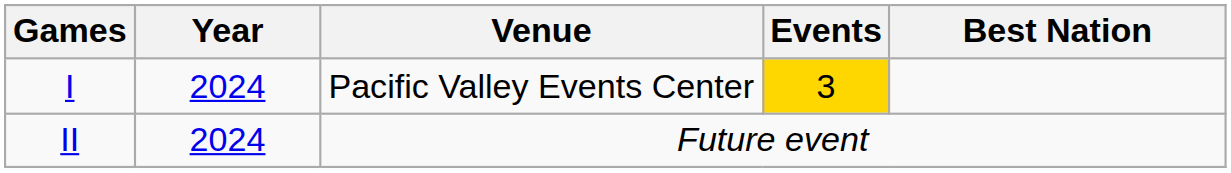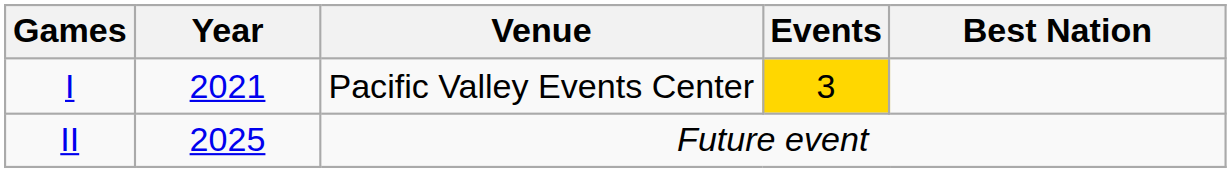(228, 85) 2024 -> (228, 85) 2021
(228, 139) 2024 -> (228, 139) 2025
